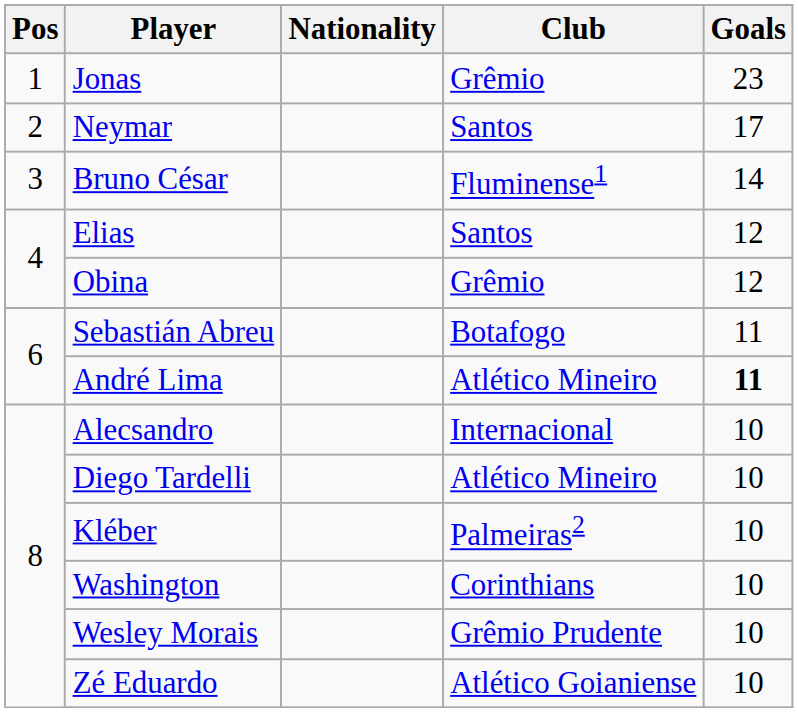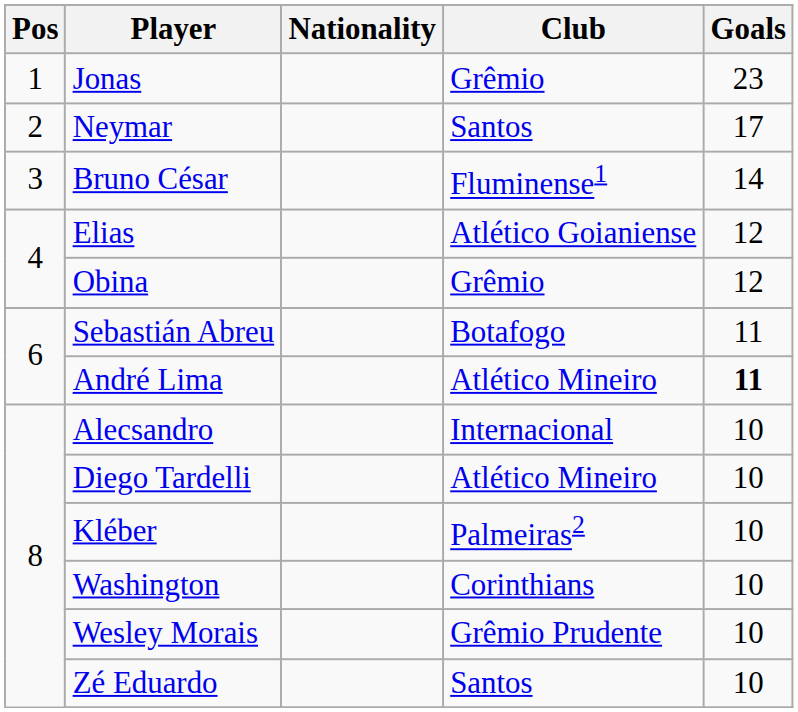(491, 233) Santos -> (573, 233) Atlético Goianiense
(573, 682) Atlético Goianiense -> (491, 682) Santos
